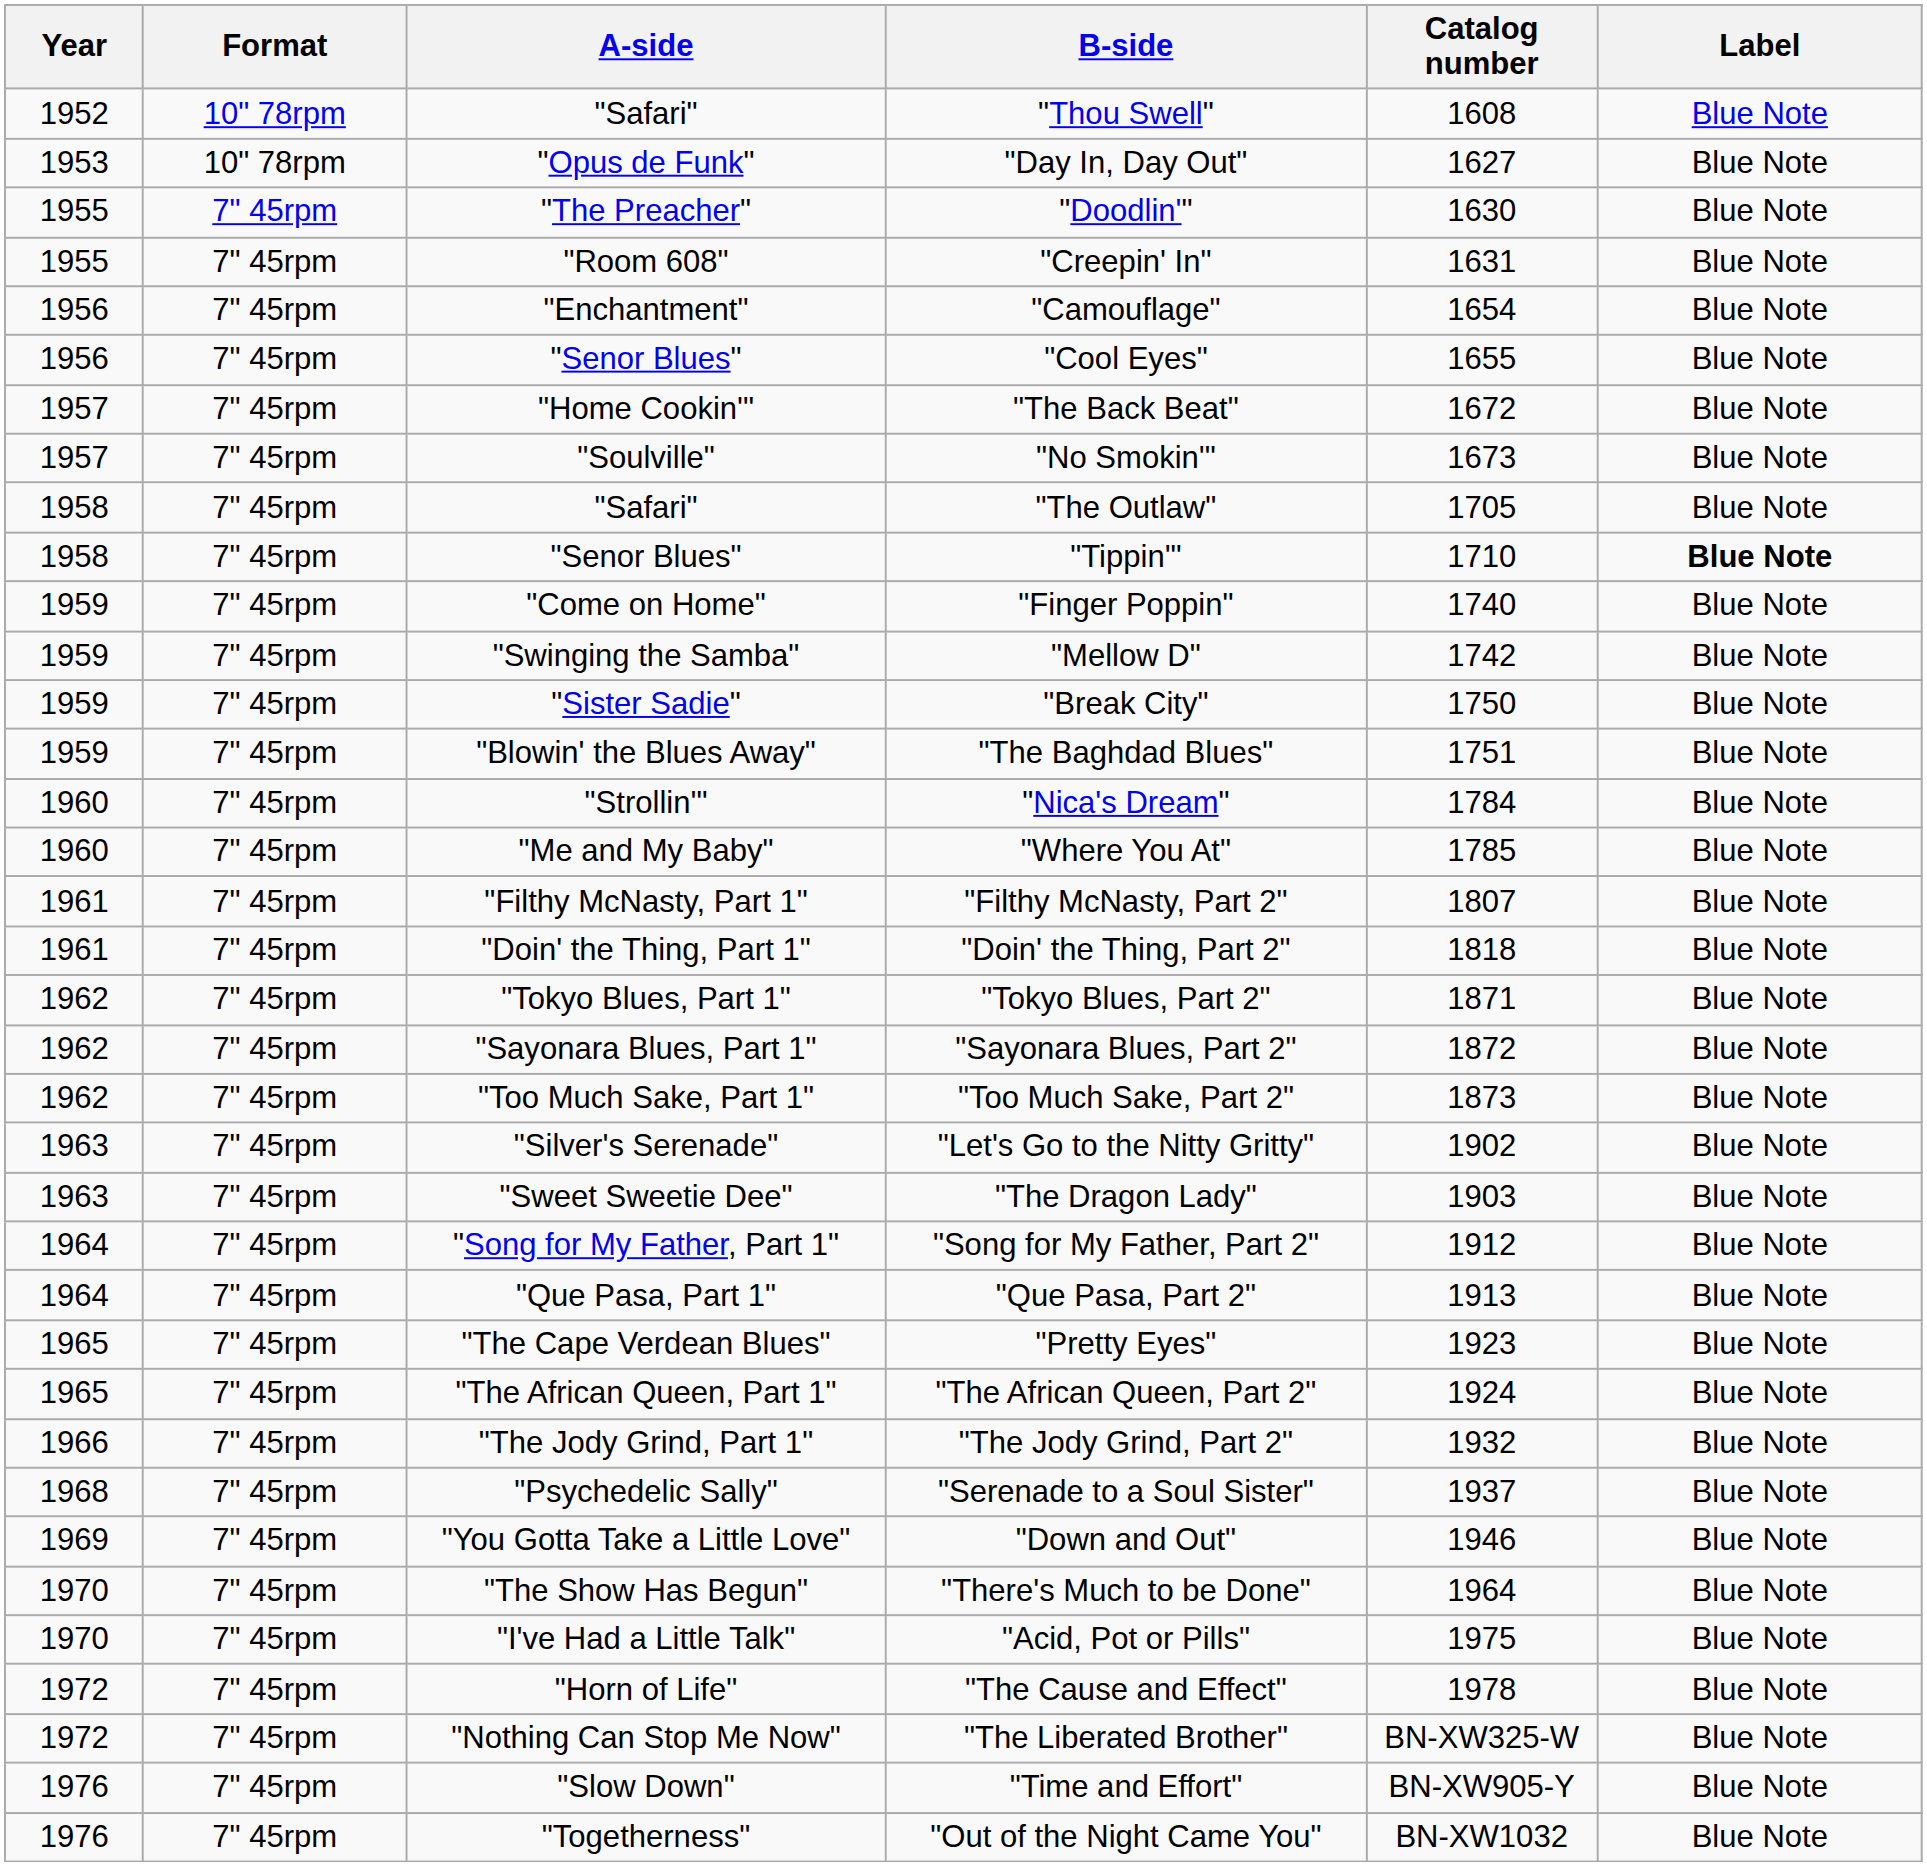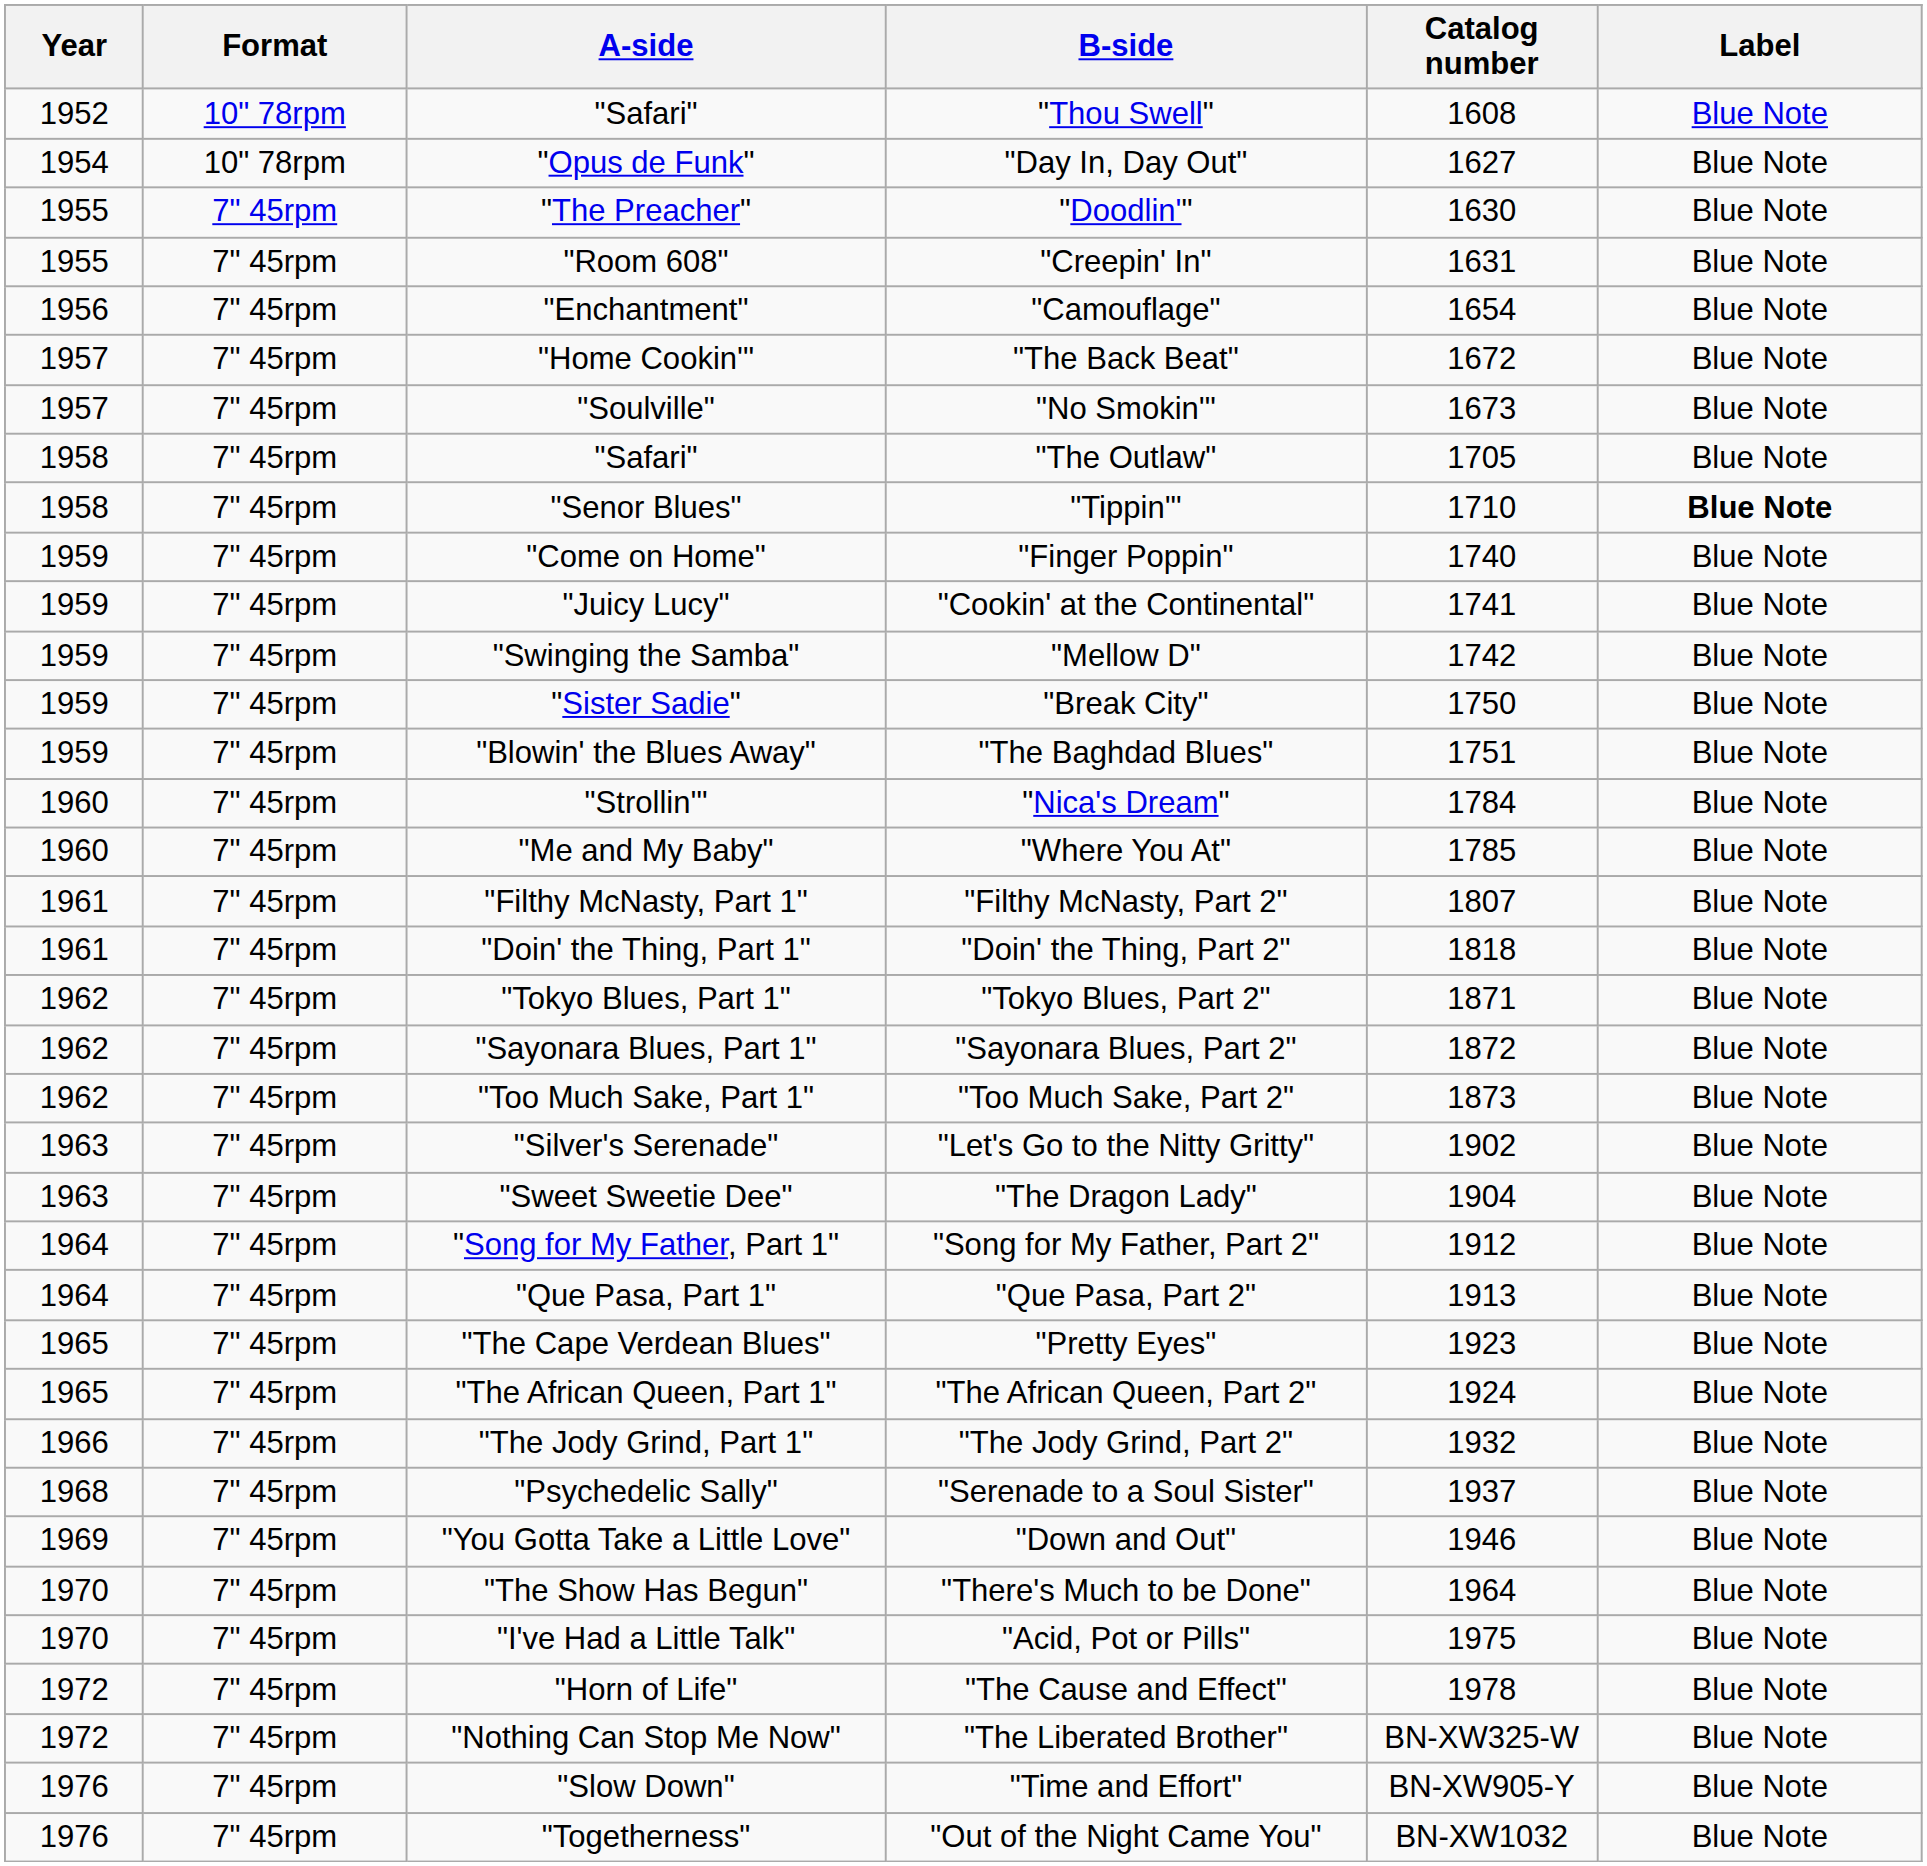(74, 162) 1953 -> (74, 162) 1954
- row: (1126, 359)
+ row: (1126, 605)
(1482, 1196) 1903 -> (1482, 1196) 1904
